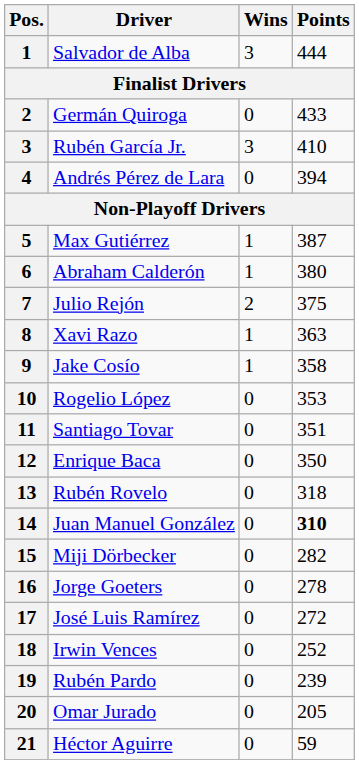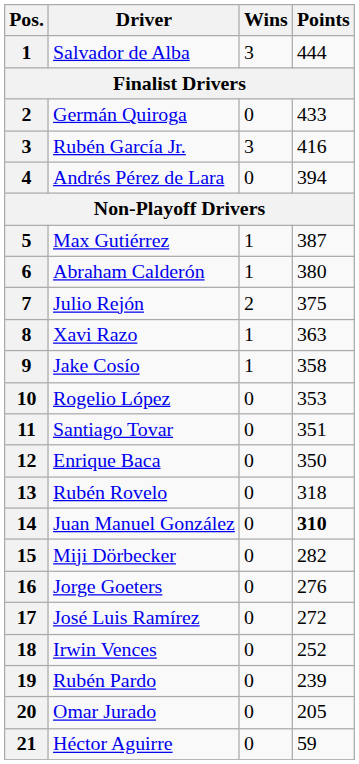(312, 146) 410 -> (312, 146) 416
(312, 586) 278 -> (312, 586) 276
